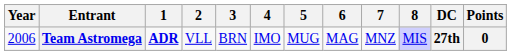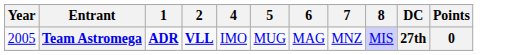- column: (233, 15)
(22, 38) 2006 -> (22, 38) 2005
(199, 38) normal -> (199, 38) bold
